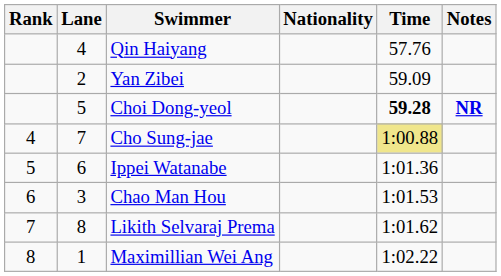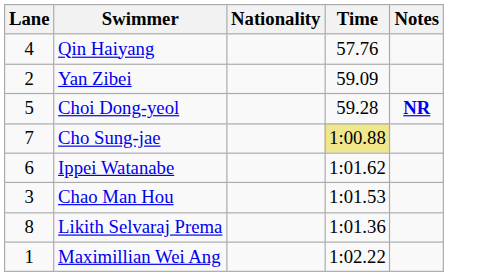- column: (31, 19)
(410, 108) bold -> (357, 108) normal
(410, 167) 1:01.36 -> (357, 167) 1:01.62
(410, 227) 1:01.62 -> (357, 227) 1:01.36
